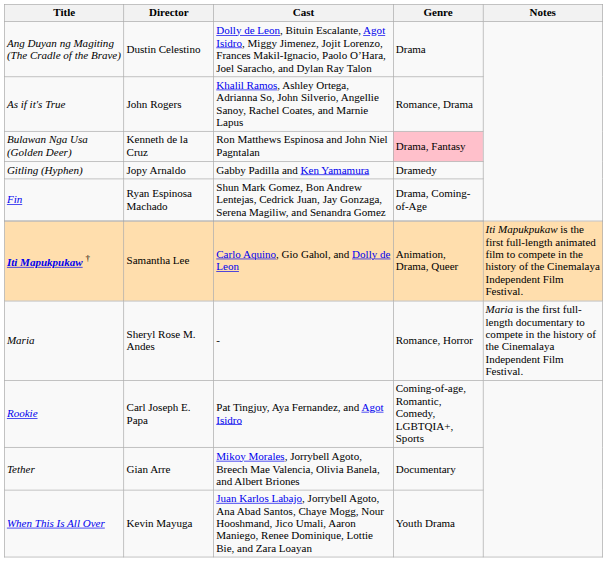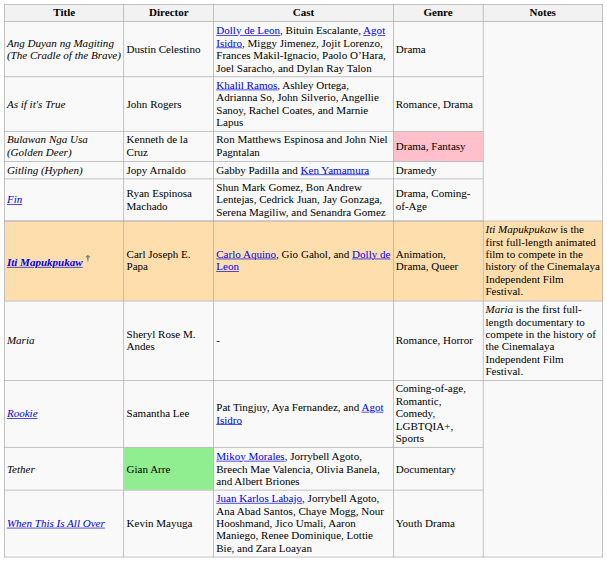(158, 261) Samantha Lee -> (159, 261) Carl Joseph E. Papa
(159, 414) Carl Joseph E. Papa -> (158, 414) Samantha Lee
(148, 468) no background -> (148, 468) lightgreen background
